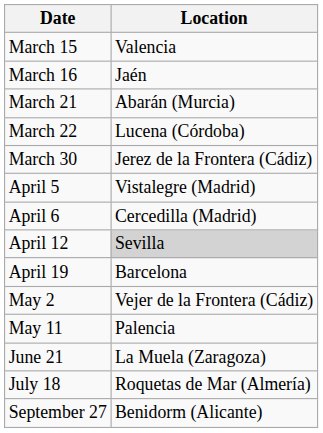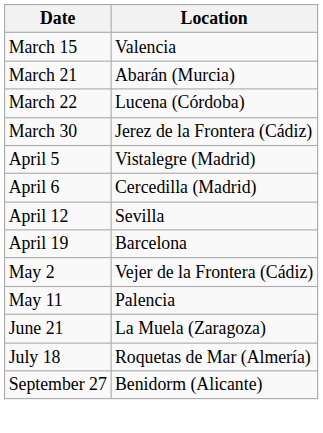- row: (43, 74)
(140, 243) lightgrey background -> (140, 215) no background
